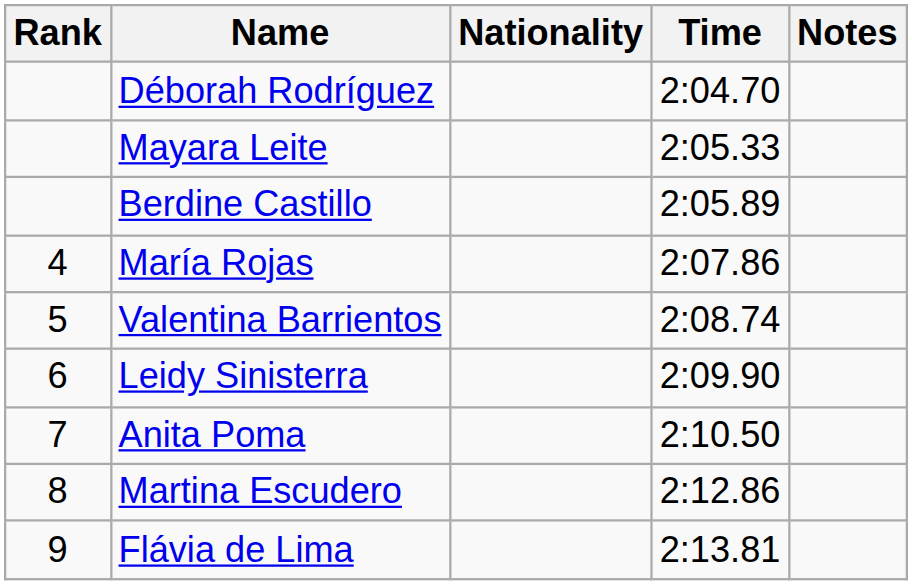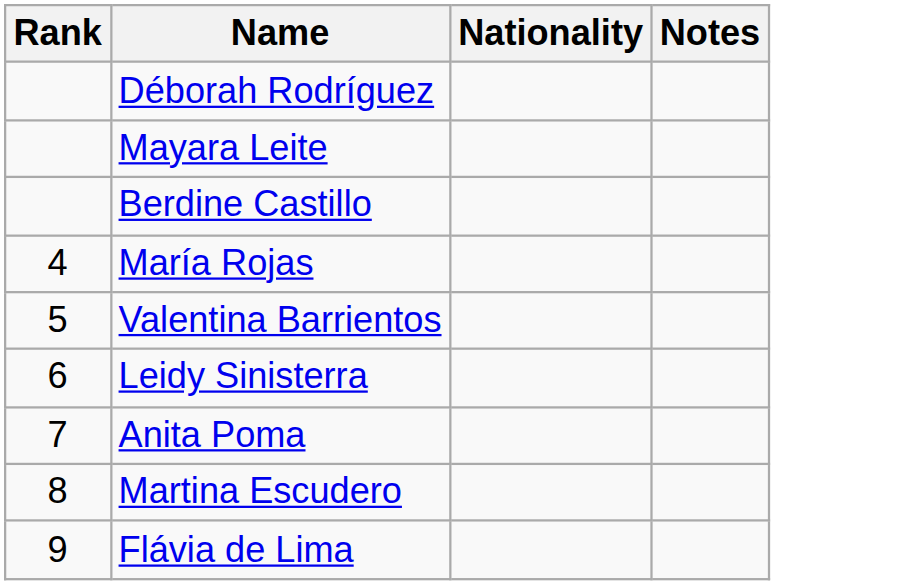- column: (720, 33)
